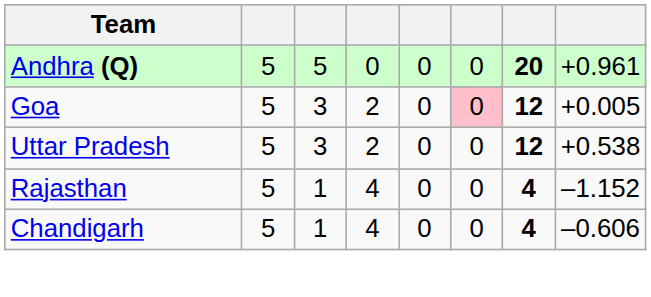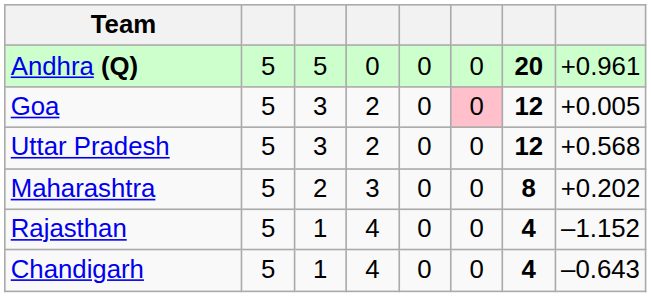(601, 147) +0.538 -> (601, 147) +0.568
+ row: (83, 188)
(601, 229) –0.606 -> (601, 270) –0.643
